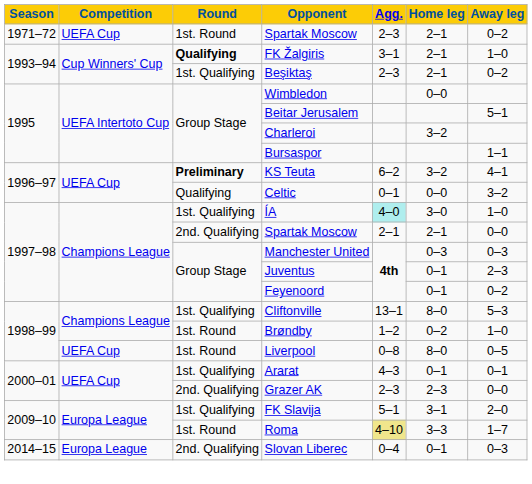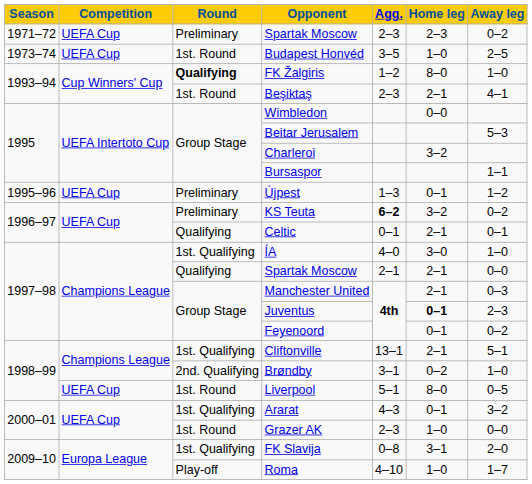(206, 34) 1st. Round -> (207, 34) Preliminary
(437, 34) 2–1 -> (437, 34) 2–3
+ row: (32, 53)
(389, 53) 3–1 -> (389, 73) 1–2
(437, 53) 2–1 -> (437, 73) 8–0
(215, 73) 1st. Qualifying -> (206, 93) 1st. Round
(497, 73) 0–2 -> (497, 93) 4–1
(497, 113) 5–1 -> (497, 133) 5–3
+ row: (32, 192)
(210, 172) bold -> (207, 212) normal
(389, 172) normal -> (389, 212) bold
(497, 172) 4–1 -> (497, 212) 0–2
(437, 192) 0–0 -> (437, 232) 2–1
(497, 192) 3–2 -> (497, 232) 0–1
(389, 212) paleturquoise background -> (389, 251) no background
(217, 232) 2nd. Qualifying -> (203, 271) Qualifying
(437, 251) 0–3 -> (437, 291) 2–1
(437, 271) normal -> (437, 311) bold
(437, 311) 8–0 -> (437, 350) 2–1
(497, 311) 5–3 -> (497, 350) 5–1
(206, 331) 1st. Round -> (217, 370) 2nd. Qualifying
(389, 331) 1–2 -> (389, 370) 3–1
(389, 350) 0–8 -> (389, 390) 5–1
(497, 370) 0–1 -> (497, 410) 3–2
(217, 390) 2nd. Qualifying -> (206, 430) 1st. Round
(437, 390) 2–3 -> (437, 430) 1–0
(389, 410) 5–1 -> (389, 449) 0–8
(206, 430) 1st. Round -> (197, 469) Play-off
(389, 430) khaki background -> (389, 469) no background
(437, 430) 3–3 -> (437, 469) 1–0
- row: (32, 449)
